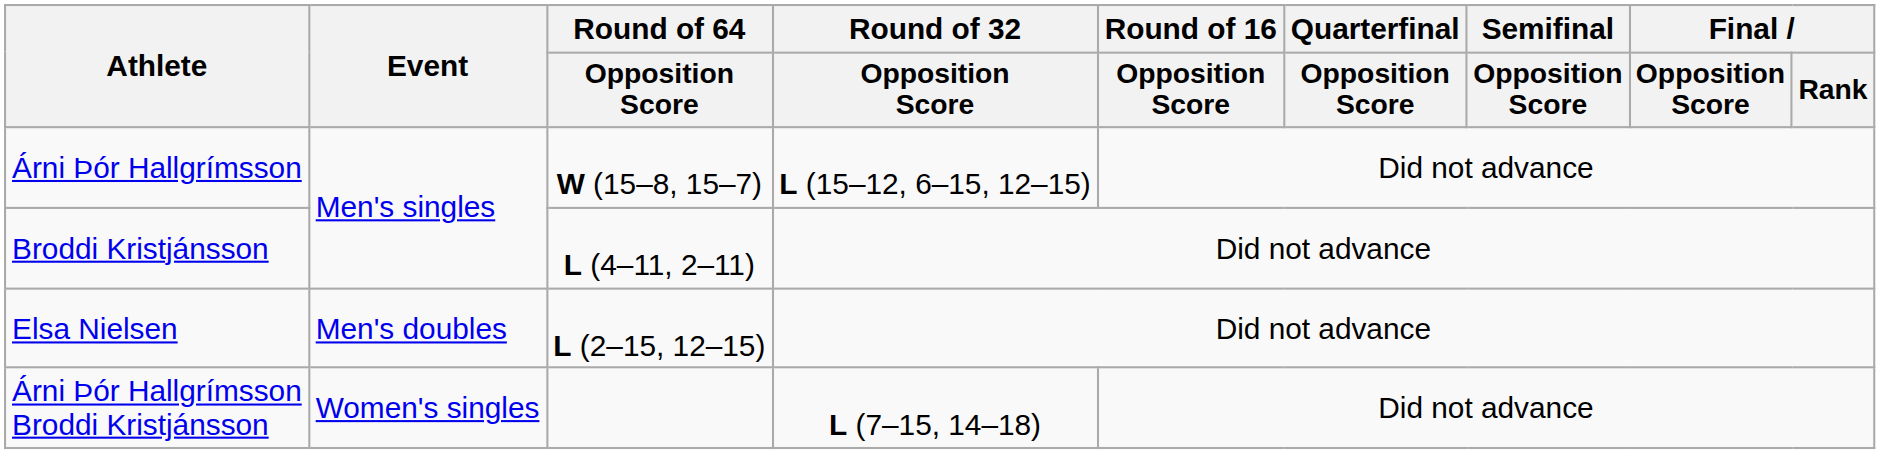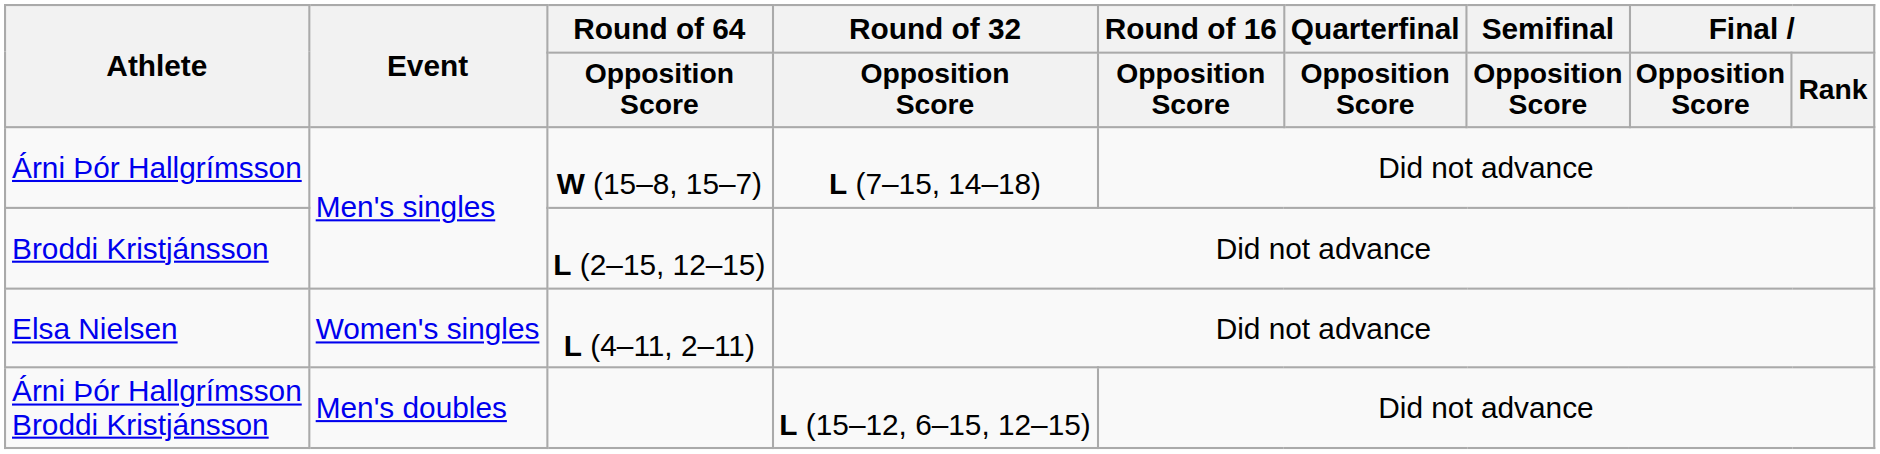(935, 185) L (15–12, 6–15, 12–15) -> (935, 185) L (7–15, 14–18)
(659, 265) L (4–11, 2–11) -> (659, 265) L (2–15, 12–15)
(411, 329) Men's doubles -> (428, 329) Women's singles
(659, 345) L (2–15, 12–15) -> (659, 345) L (4–11, 2–11)
(428, 409) Women's singles -> (411, 409) Men's doubles
(935, 425) L (7–15, 14–18) -> (935, 425) L (15–12, 6–15, 12–15)
